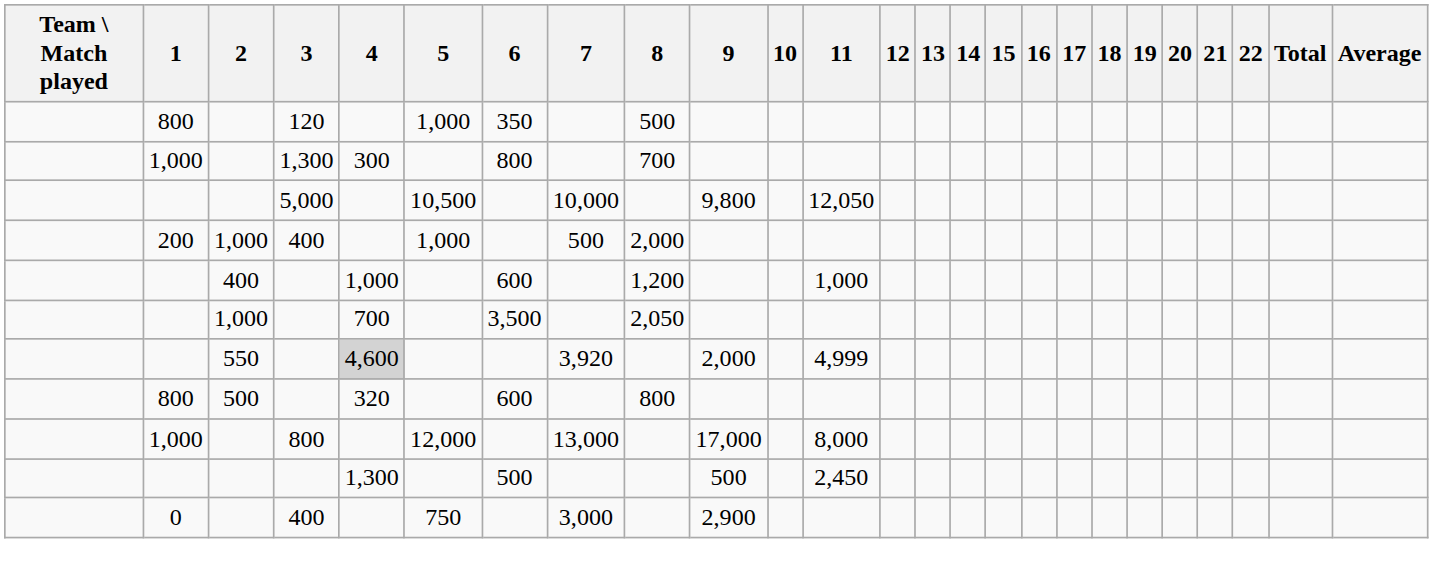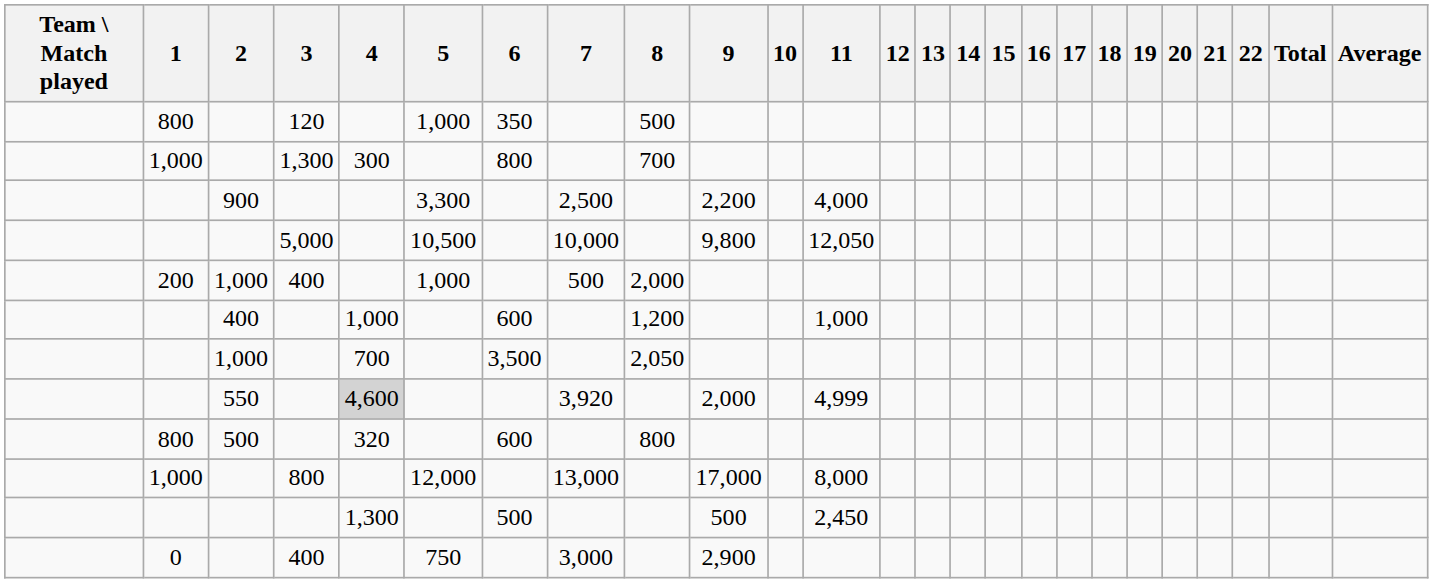+ row: (241, 200)
